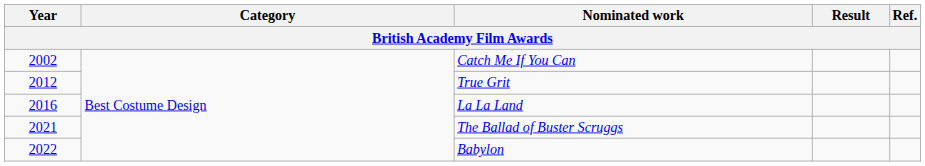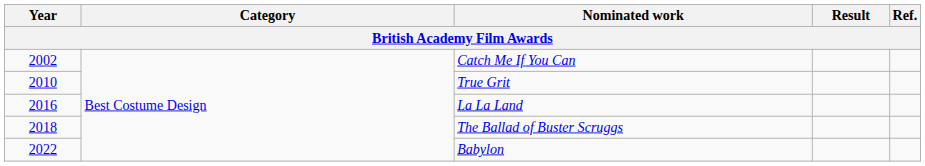(43, 82) 2012 -> (43, 82) 2010
(43, 127) 2021 -> (43, 127) 2018
